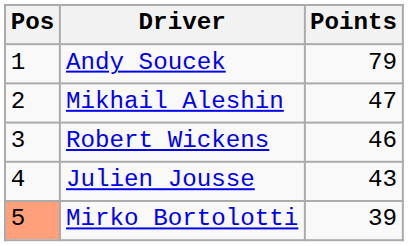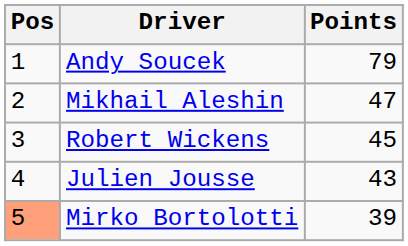(383, 142) 46 -> (383, 142) 45
